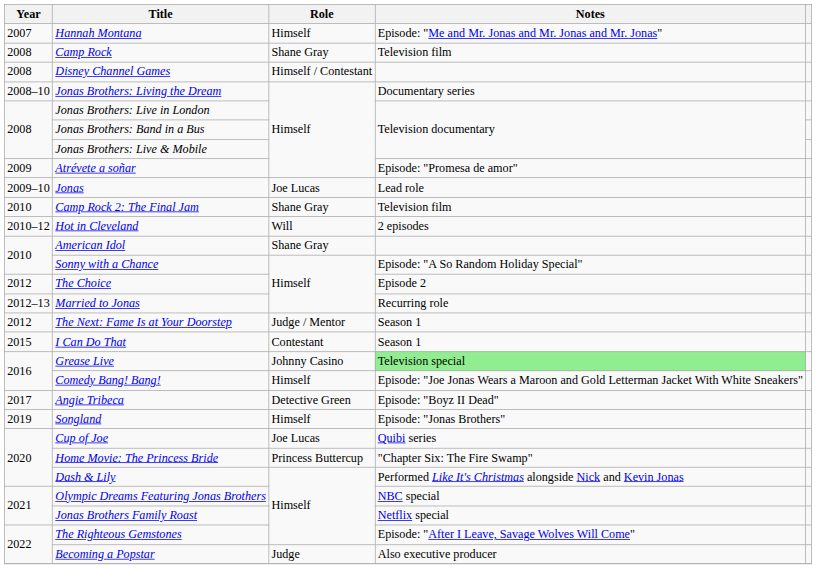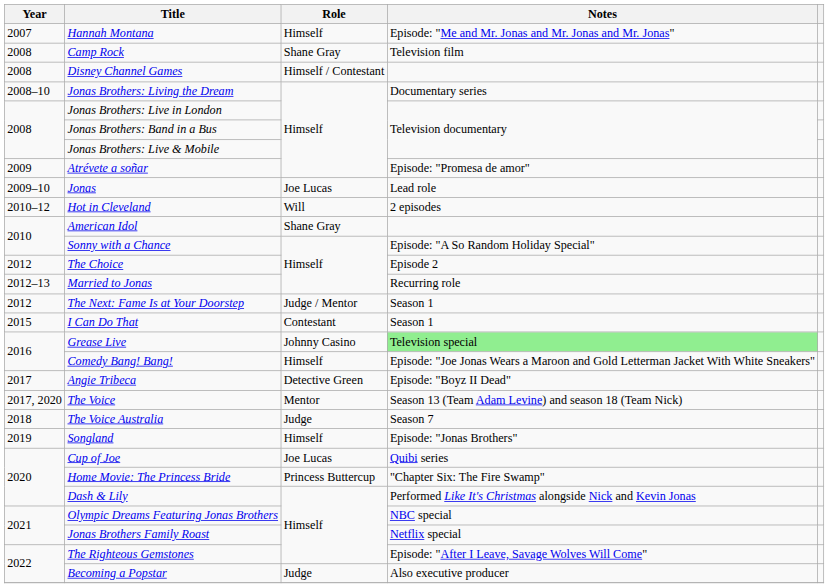- row: (127, 206)
+ row: (91, 399)
+ row: (115, 419)
